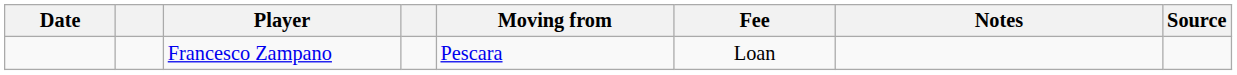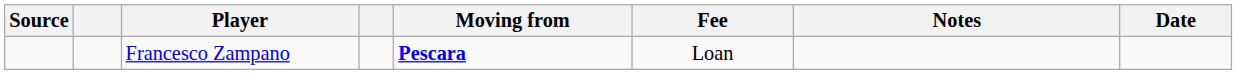columns swapped: (60, 20) <-> (1197, 20)
(472, 52) normal -> (432, 52) bold
